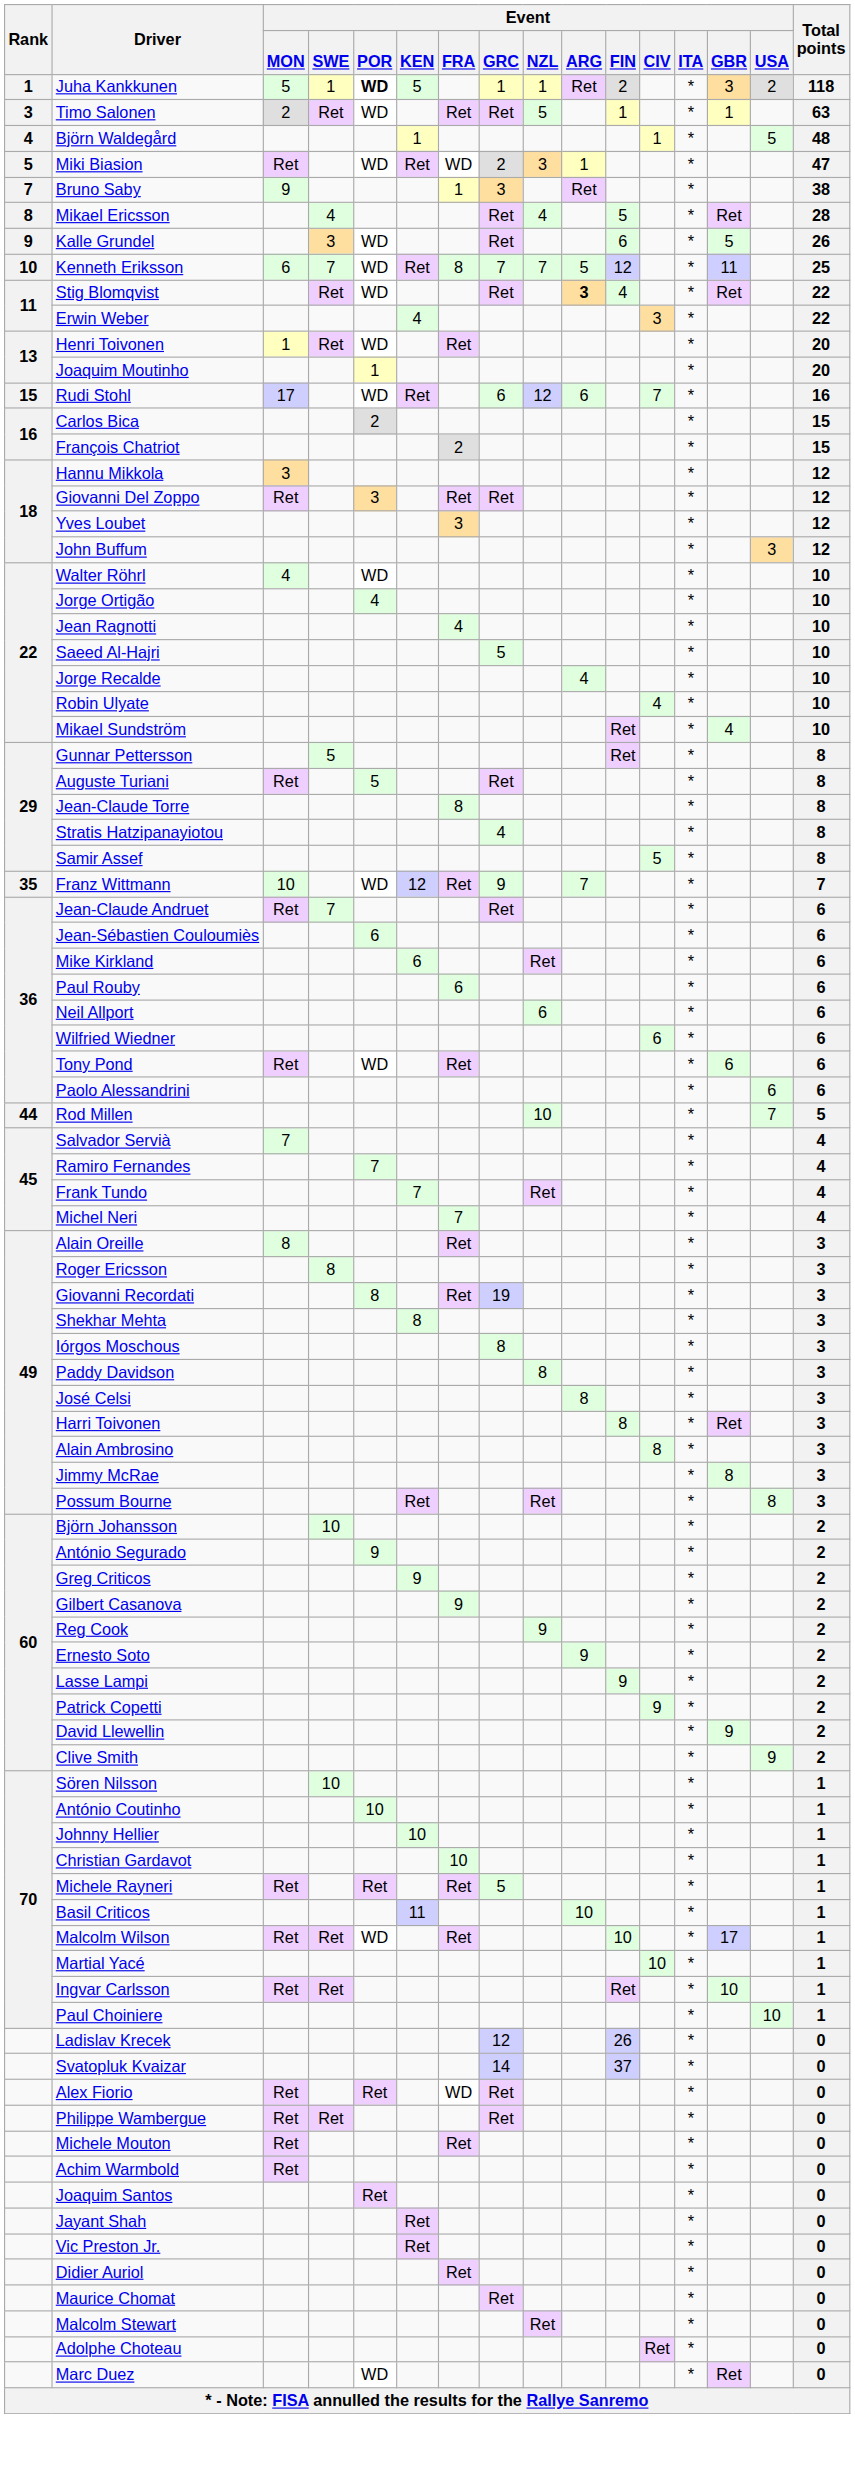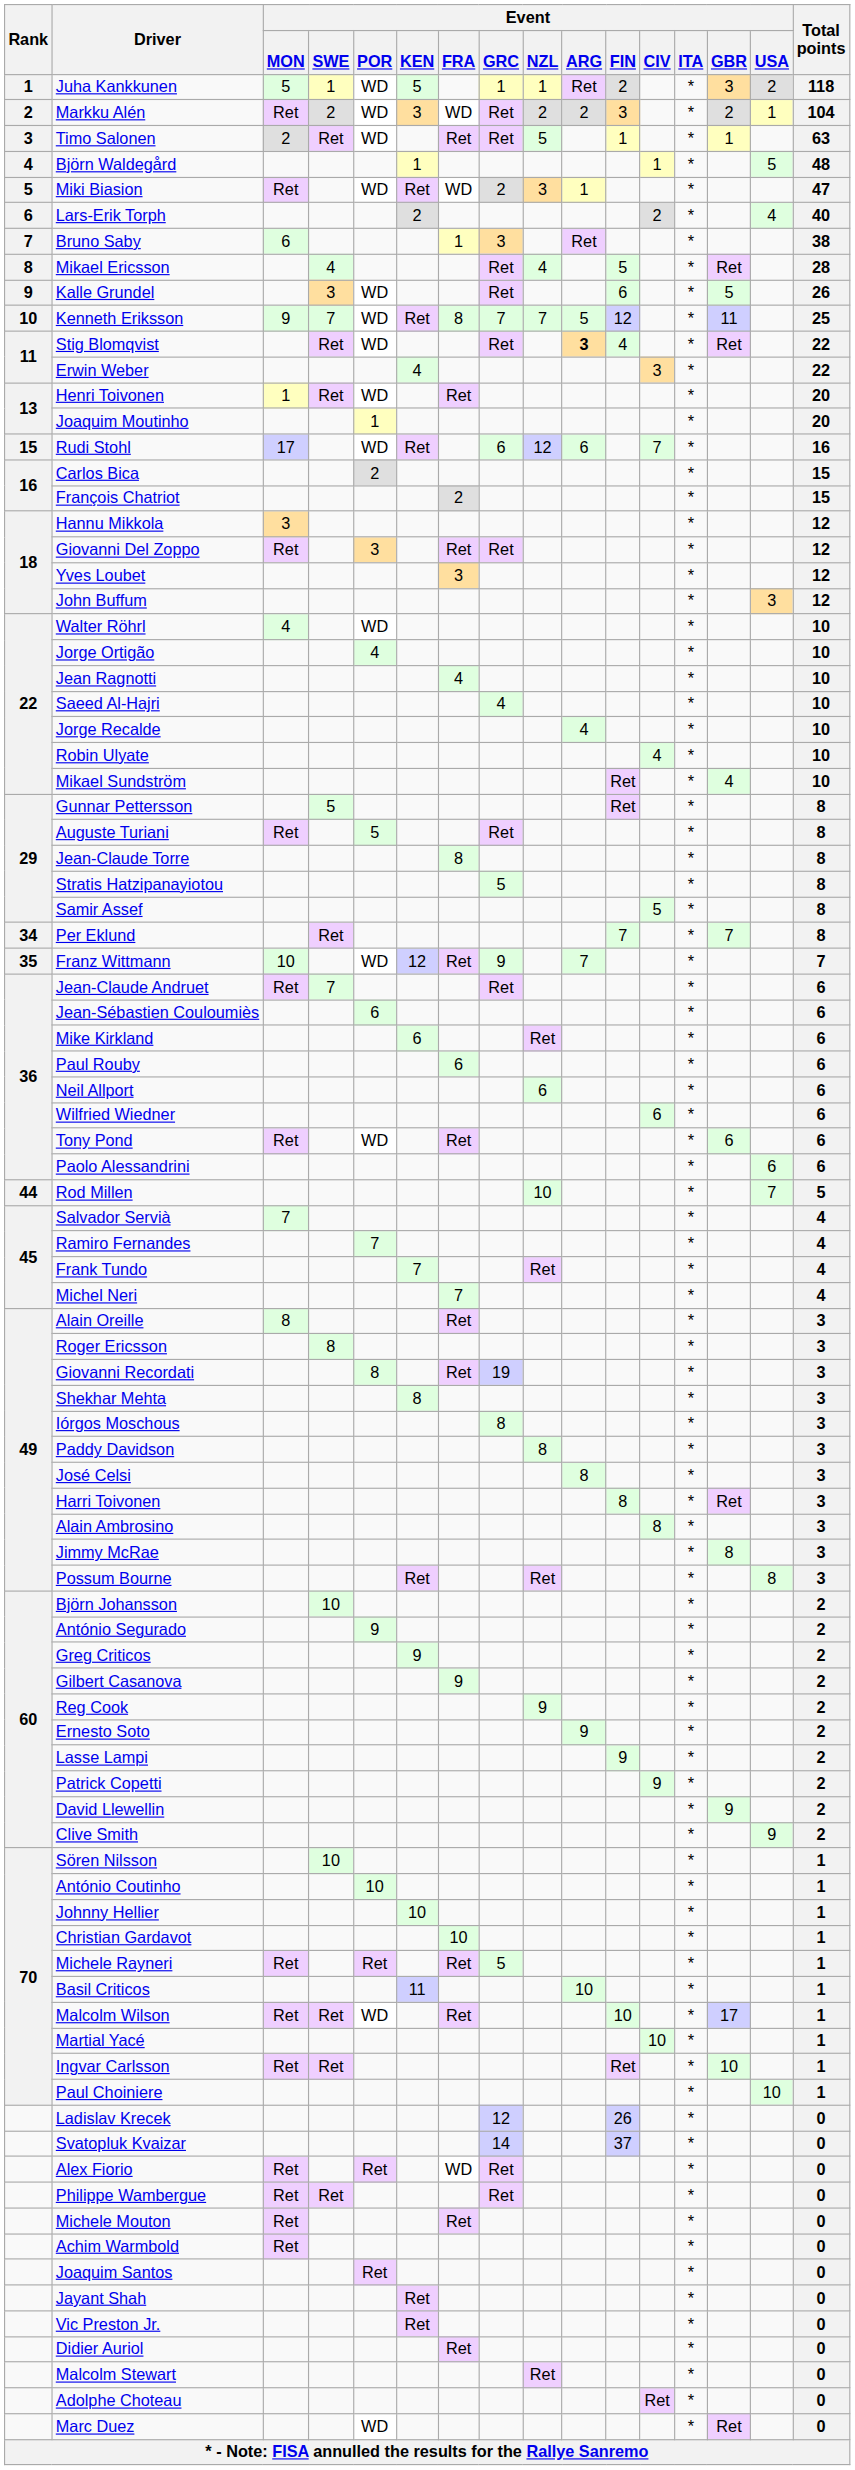(375, 87) bold -> (375, 87) normal
+ row: (101, 113)
+ row: (111, 216)
(286, 190) 9 -> (286, 242) 6
(286, 267) 6 -> (286, 319) 9
(501, 653) 5 -> (501, 704) 4
(501, 833) 4 -> (501, 884) 5
+ row: (96, 936)
- row: (115, 2298)
